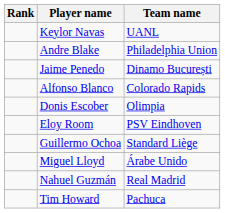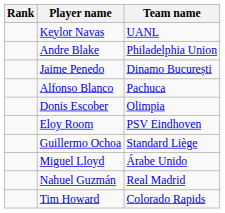(166, 87) Colorado Rapids -> (146, 87) Pachuca
(146, 198) Pachuca -> (166, 198) Colorado Rapids
